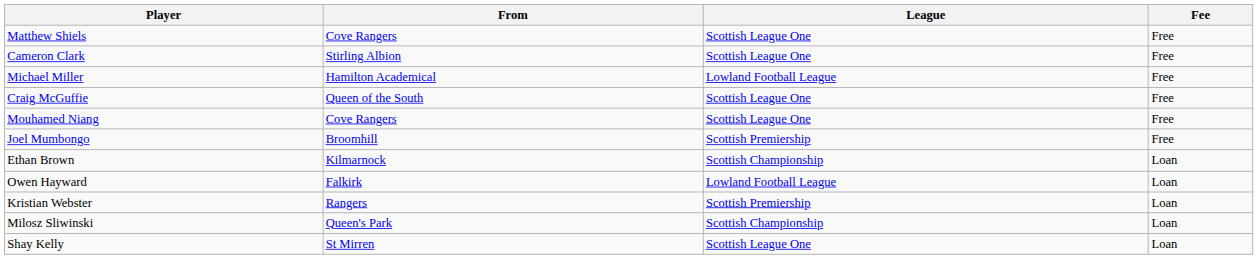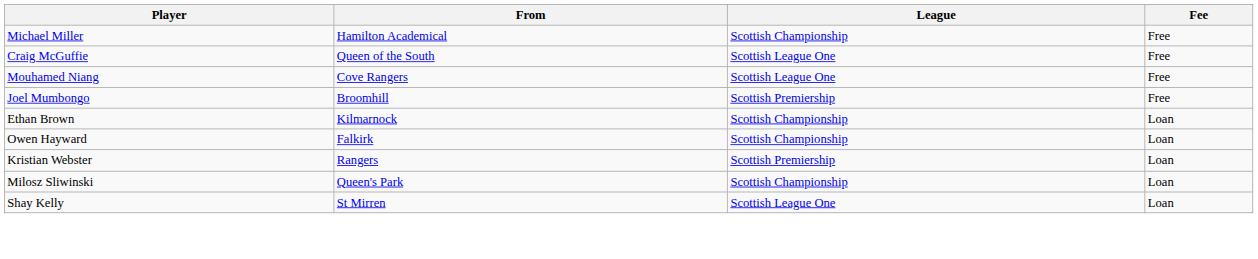- row: (47, 35)
- row: (46, 56)
(771, 77) Lowland Football League -> (789, 35) Scottish Championship
(771, 181) Lowland Football League -> (789, 139) Scottish Championship
